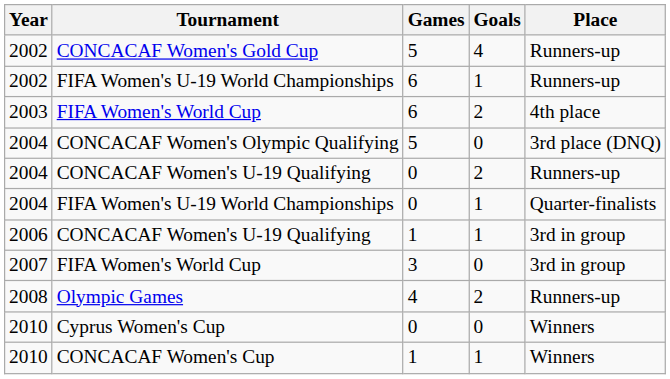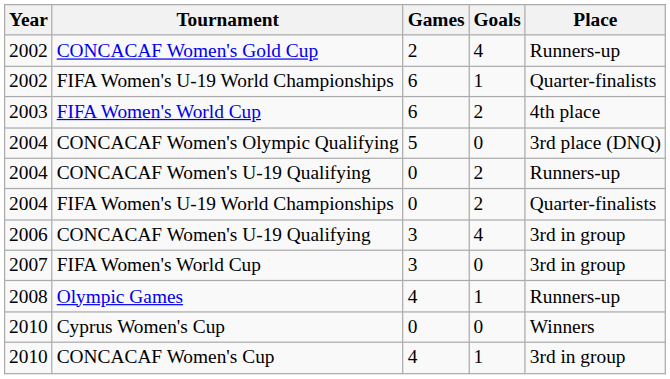(412, 50) 5 -> (412, 50) 2
(575, 81) Runners-up -> (593, 81) Quarter-finalists
(478, 204) 1 -> (478, 204) 2
(412, 234) 1 -> (412, 234) 3
(478, 234) 1 -> (478, 234) 4
(478, 296) 2 -> (478, 296) 1
(412, 357) 1 -> (412, 357) 4
(562, 357) Winners -> (578, 357) 3rd in group
